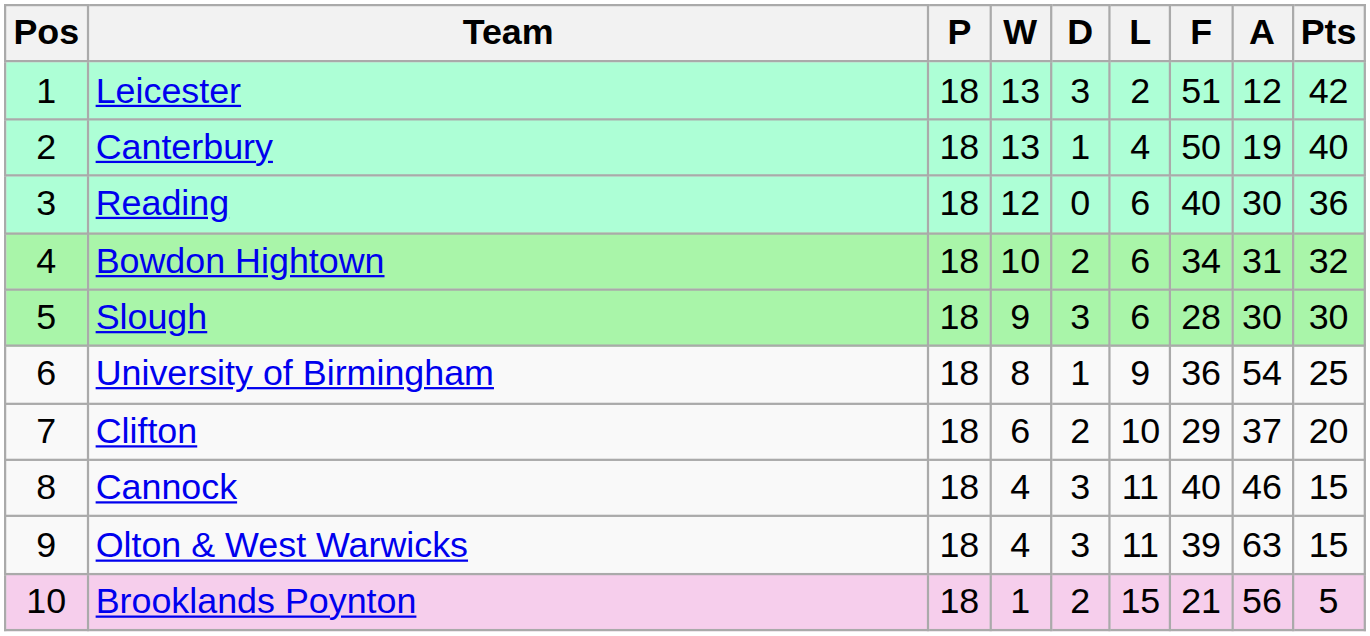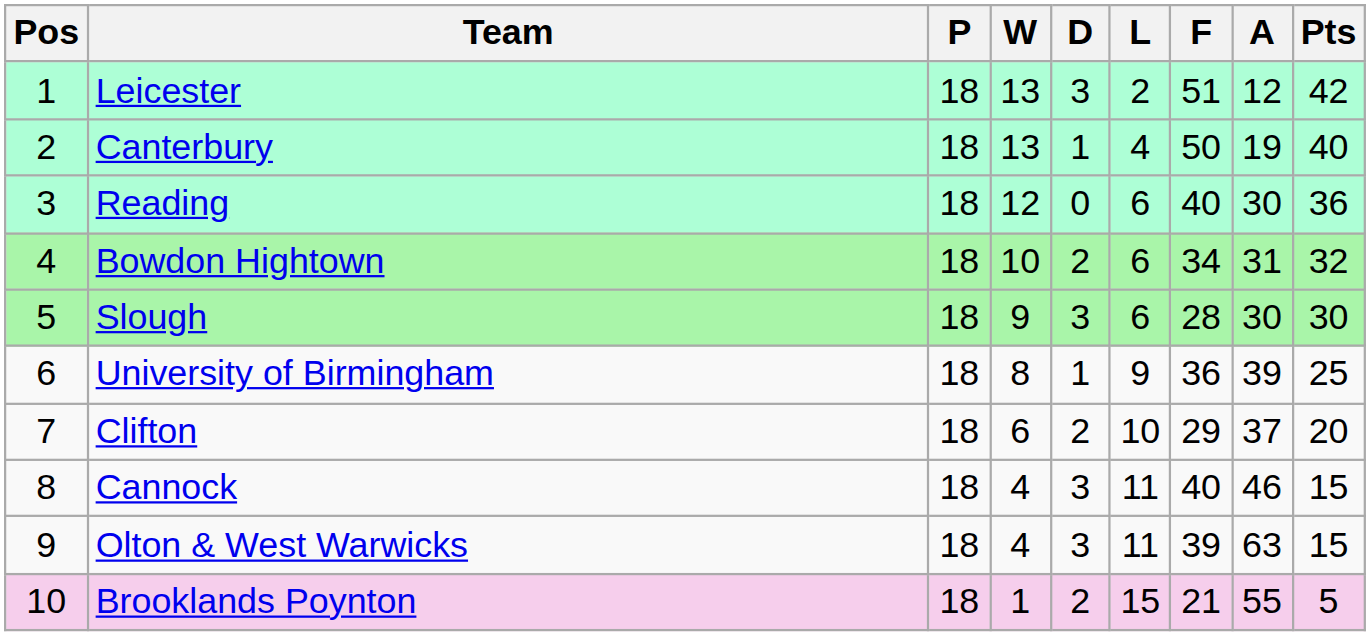(1262, 373) 54 -> (1262, 373) 39
(1262, 601) 56 -> (1262, 601) 55
